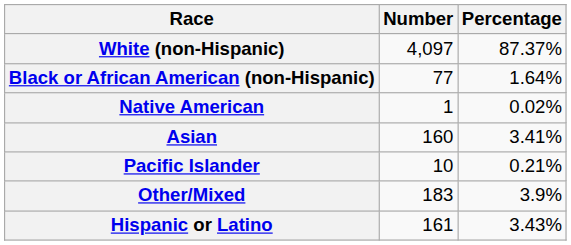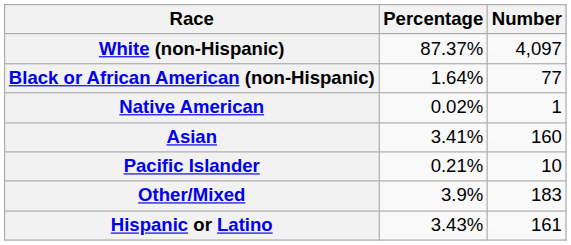columns swapped: (418, 19) <-> (512, 19)
